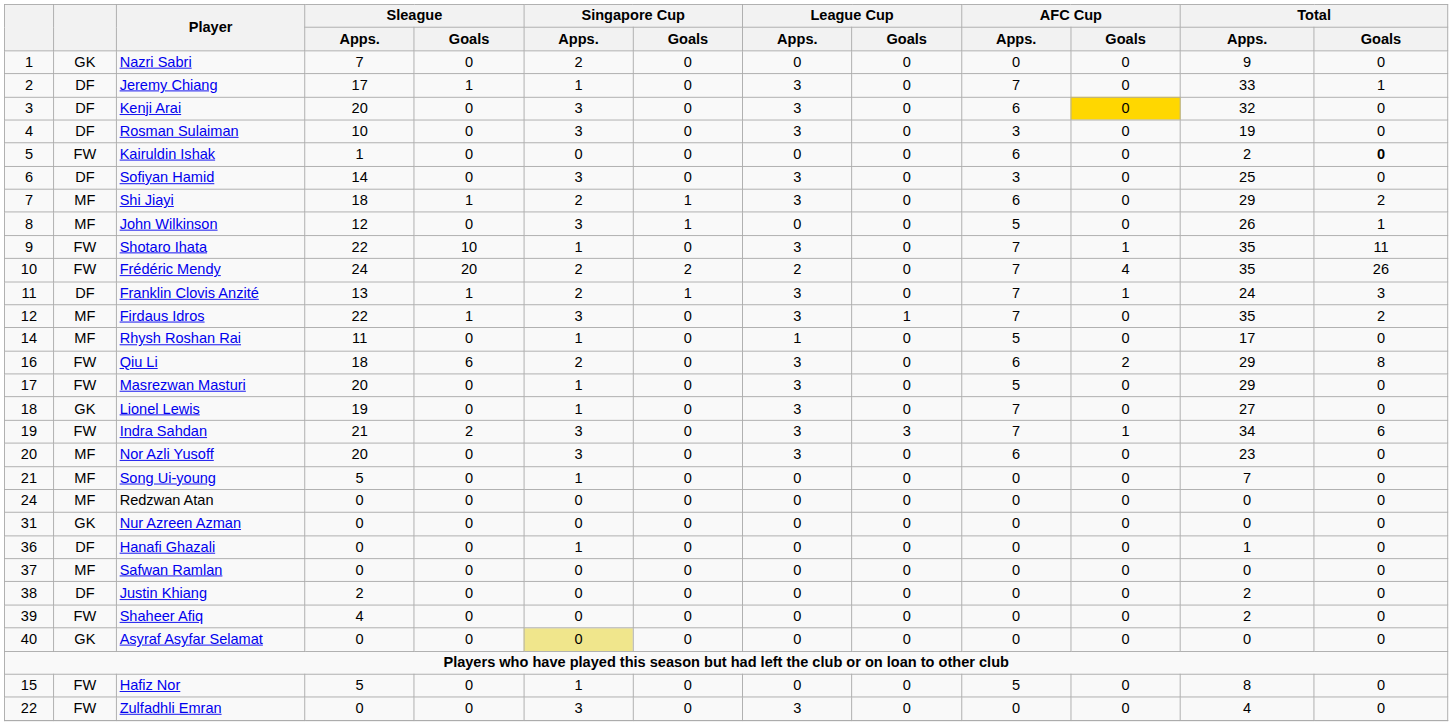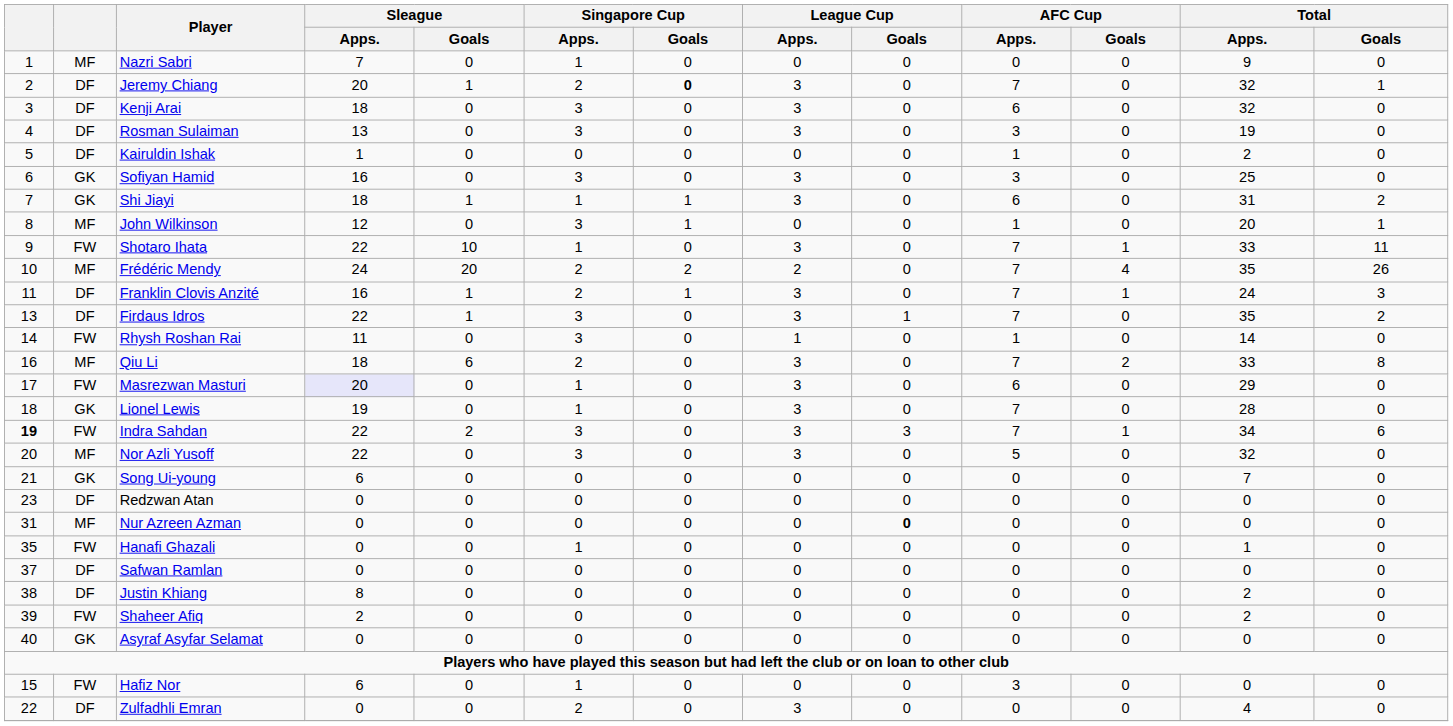(85, 62) GK -> (85, 62) MF
(578, 62) 2 -> (578, 62) 1
(360, 85) 17 -> (360, 85) 20
(578, 85) 1 -> (578, 85) 2
(688, 85) normal -> (688, 85) bold
(1247, 85) 33 -> (1247, 85) 32
(360, 108) 20 -> (360, 108) 18
(1126, 108) gold background -> (1126, 108) no background
(360, 131) 10 -> (360, 131) 13
(85, 154) FW -> (85, 154) DF
(1016, 154) 6 -> (1016, 154) 1
(1381, 154) bold -> (1381, 154) normal
(85, 177) DF -> (85, 177) GK
(360, 177) 14 -> (360, 177) 16
(85, 200) MF -> (85, 200) GK
(578, 200) 2 -> (578, 200) 1
(1247, 200) 29 -> (1247, 200) 31
(1016, 223) 5 -> (1016, 223) 1
(1247, 223) 26 -> (1247, 223) 20
(1247, 246) 35 -> (1247, 246) 33
(85, 270) FW -> (85, 270) MF
(360, 293) 13 -> (360, 293) 16
(29, 316) 12 -> (29, 316) 13
(85, 316) MF -> (85, 316) DF
(85, 339) MF -> (85, 339) FW
(578, 339) 1 -> (578, 339) 3
(1016, 339) 5 -> (1016, 339) 1
(1247, 339) 17 -> (1247, 339) 14
(85, 362) FW -> (85, 362) MF
(1016, 362) 6 -> (1016, 362) 7
(1247, 362) 29 -> (1247, 362) 33
(360, 385) no background -> (360, 385) lavender background
(1016, 385) 5 -> (1016, 385) 6
(1247, 408) 27 -> (1247, 408) 28
(29, 431) normal -> (29, 431) bold
(360, 431) 21 -> (360, 431) 22
(360, 454) 20 -> (360, 454) 22
(1016, 454) 6 -> (1016, 454) 5
(1247, 454) 23 -> (1247, 454) 32
(85, 477) MF -> (85, 477) GK
(360, 477) 5 -> (360, 477) 6
(578, 477) 1 -> (578, 477) 0
(29, 500) 24 -> (29, 500) 23
(85, 500) MF -> (85, 500) DF
(85, 524) GK -> (85, 524) MF
(907, 524) normal -> (907, 524) bold
(29, 547) 36 -> (29, 547) 35
(85, 547) DF -> (85, 547) FW
(85, 570) MF -> (85, 570) DF
(360, 593) 2 -> (360, 593) 8
(360, 616) 4 -> (360, 616) 2
(578, 639) khaki background -> (578, 639) no background
(360, 685) 5 -> (360, 685) 6
(1016, 685) 5 -> (1016, 685) 3
(1247, 685) 8 -> (1247, 685) 0
(85, 708) FW -> (85, 708) DF
(578, 708) 3 -> (578, 708) 2
